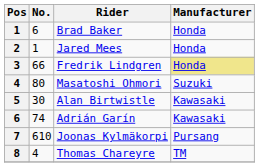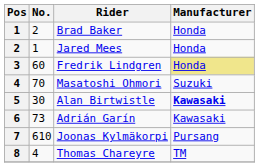(35, 31) 6 -> (35, 31) 2
(38, 66) 66 -> (38, 66) 60
(38, 84) 80 -> (38, 84) 70
(199, 101) normal -> (199, 101) bold
(38, 119) 74 -> (38, 119) 73
